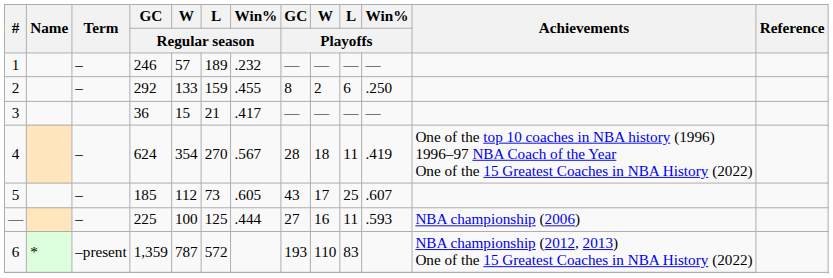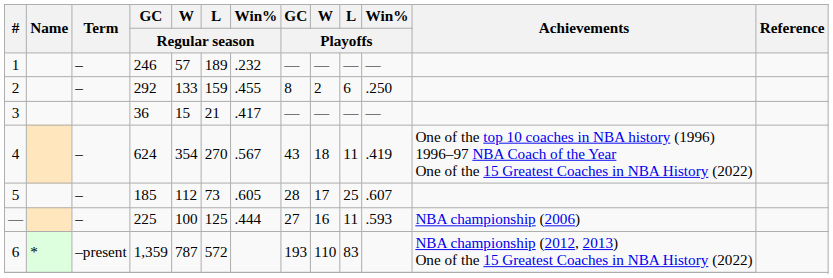(292, 154) 28 -> (292, 154) 43
(292, 195) 43 -> (292, 195) 28
